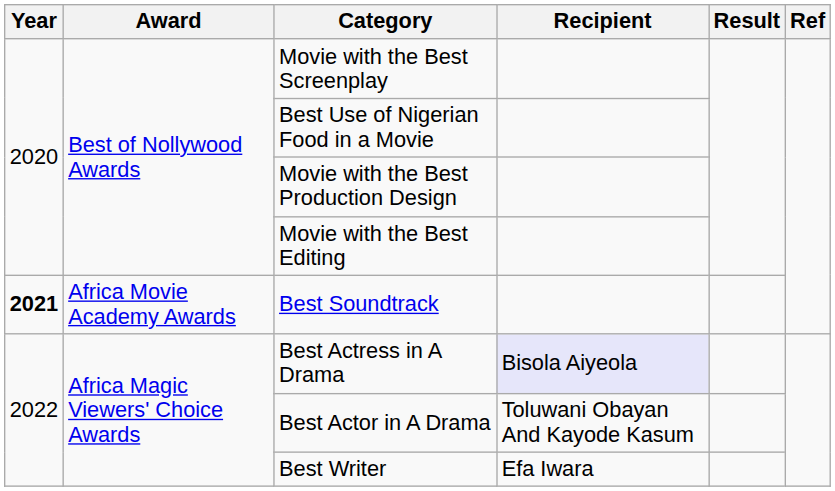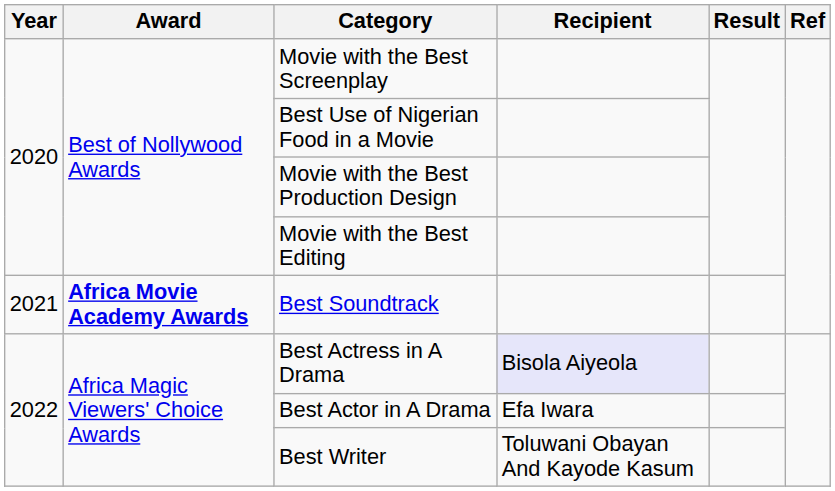(34, 304) bold -> (34, 304) normal
(152, 304) normal -> (158, 304) bold
(598, 422) Toluwani Obayan And Kayode Kasum -> (548, 410) Efa Iwara
(548, 469) Efa Iwara -> (598, 456) Toluwani Obayan And Kayode Kasum
